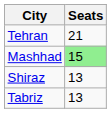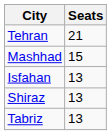(75, 56) lightgreen background -> (75, 56) no background
+ row: (29, 77)
